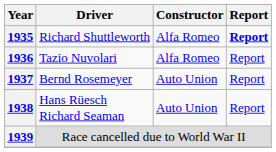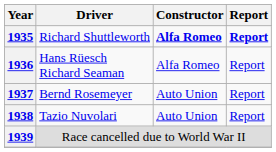(188, 36) normal -> (189, 36) bold
(78, 57) Tazio Nuvolari -> (82, 65) Hans Rüesch Richard Seaman
(82, 108) Hans Rüesch Richard Seaman -> (78, 115) Tazio Nuvolari
